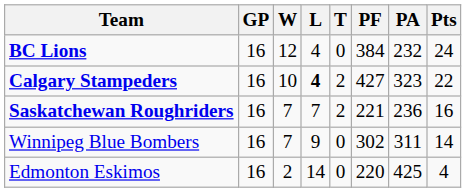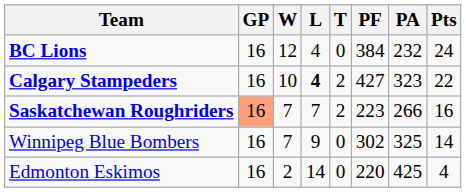(256, 111) no background -> (256, 111) lightsalmon background
(370, 111) 221 -> (370, 111) 223
(408, 111) 236 -> (408, 111) 266
(408, 141) 311 -> (408, 141) 325
